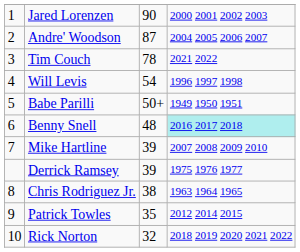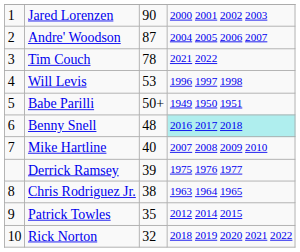(149, 81) 54 -> (149, 81) 53
(149, 147) 39 -> (149, 147) 40
